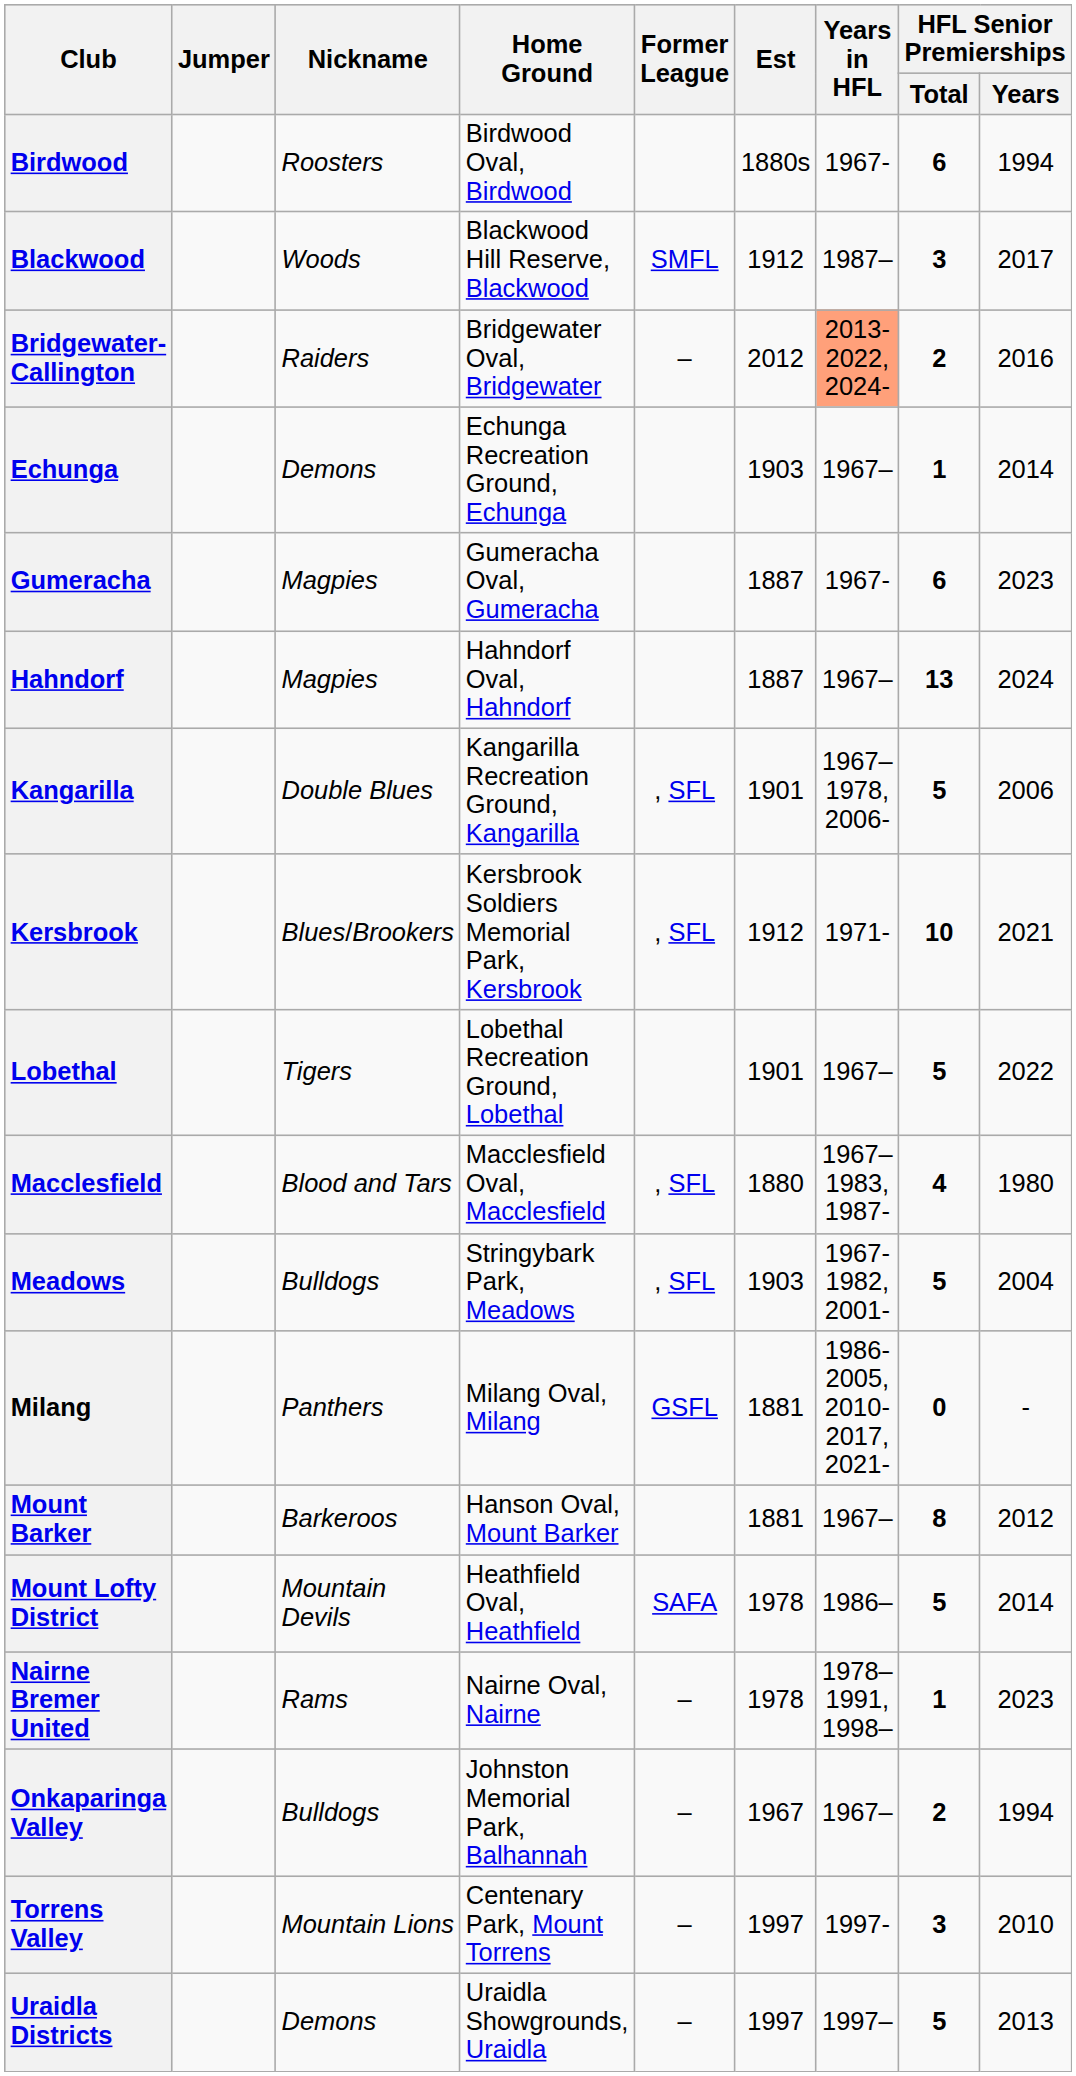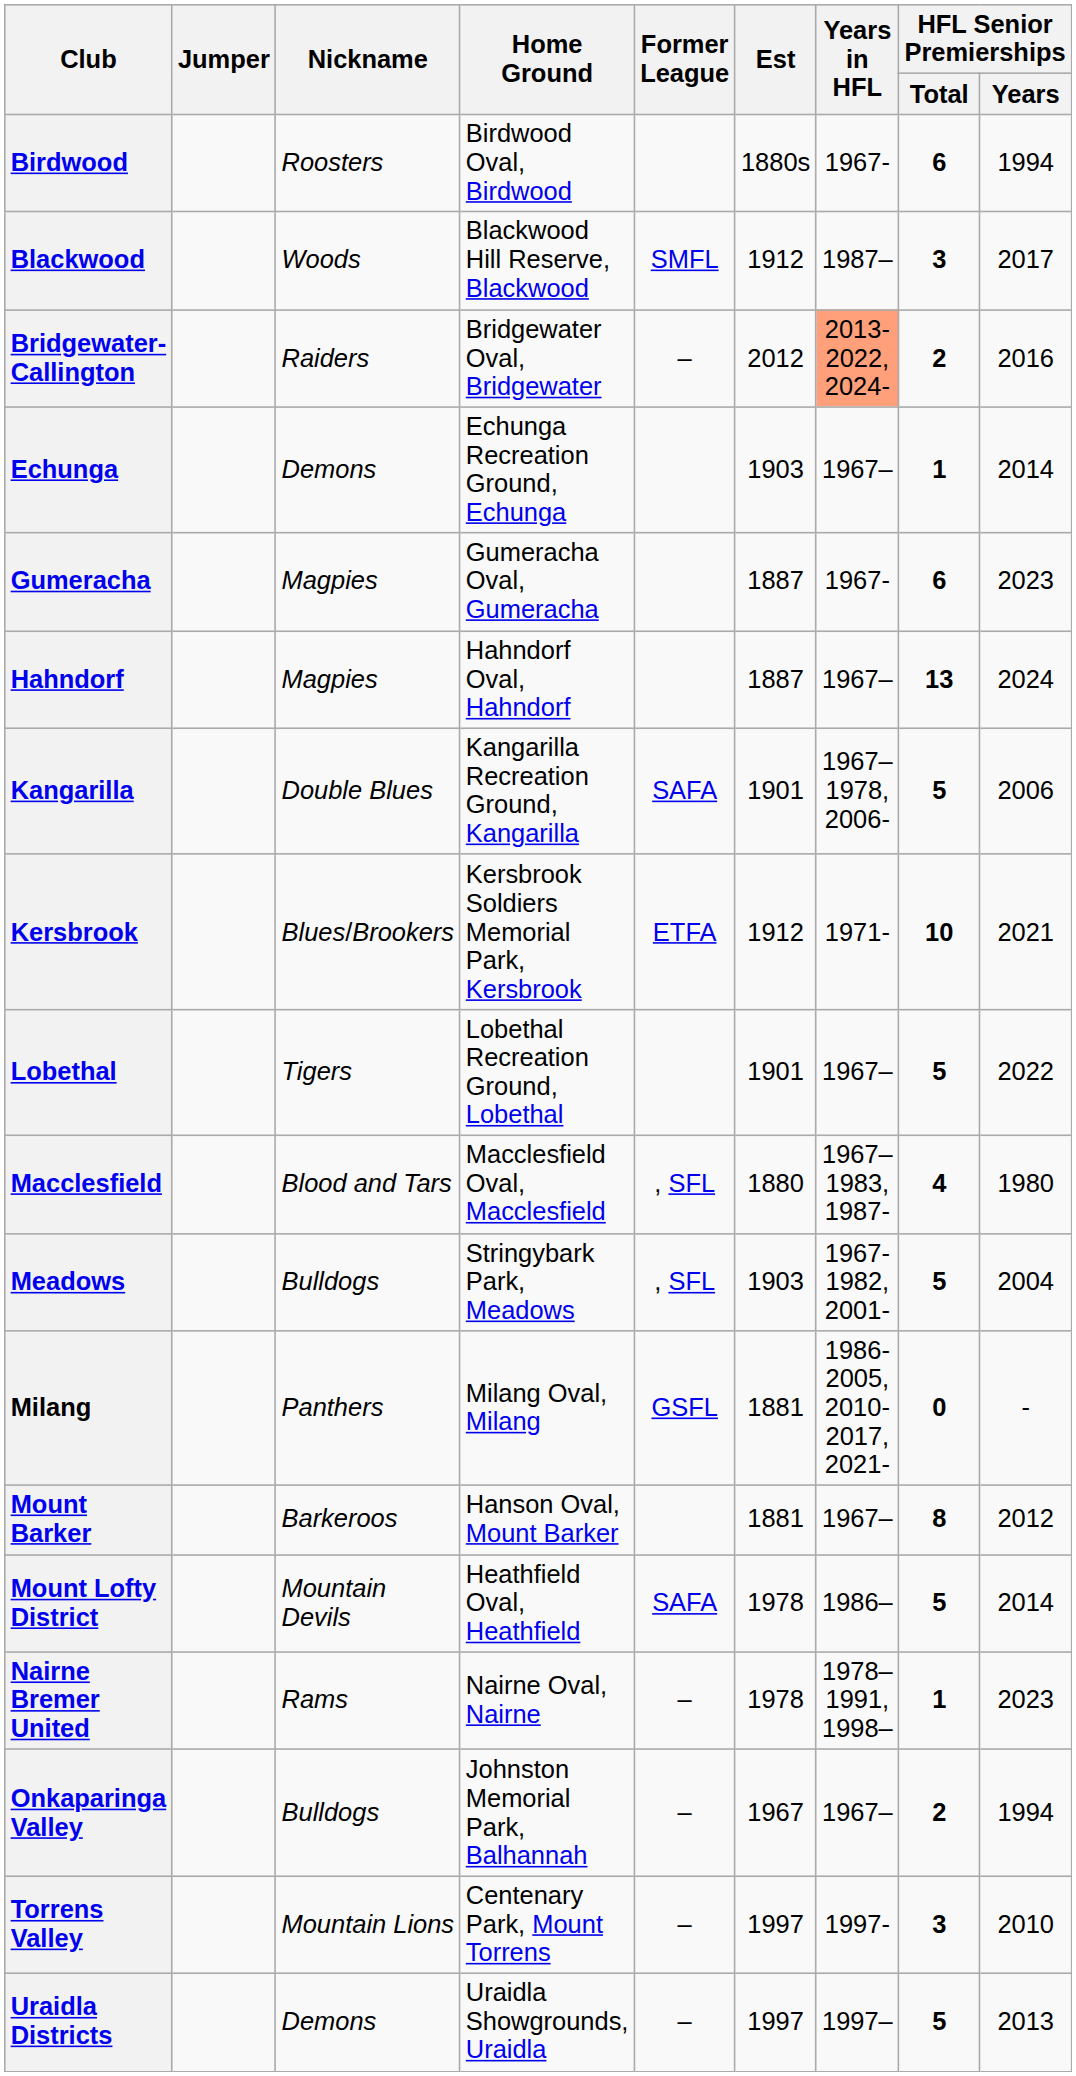(685, 791) , SFL -> (685, 791) SAFA
(685, 931) , SFL -> (685, 931) ETFA
